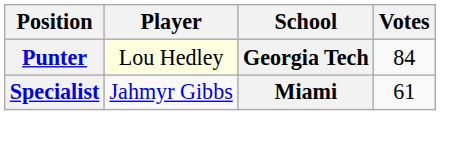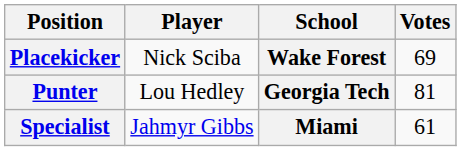+ row: (65, 57)
(171, 57) lightyellow background -> (192, 92) no background
(404, 57) 84 -> (425, 92) 81
